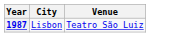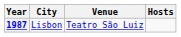+ column: (161, 11)
